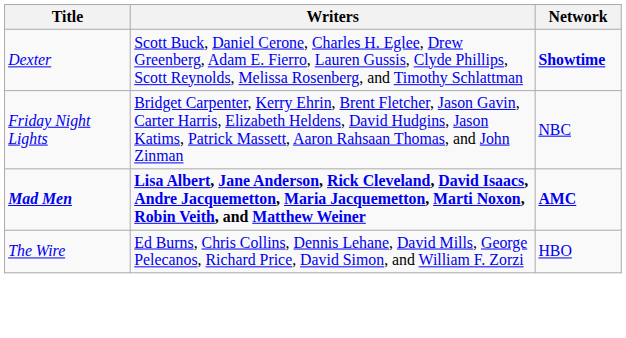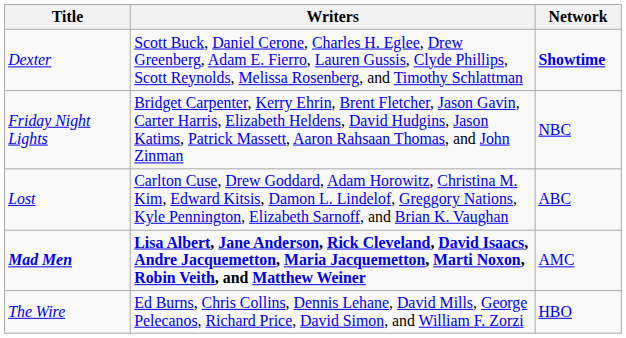+ row: (22, 199)
(557, 199) bold -> (556, 260) normal
